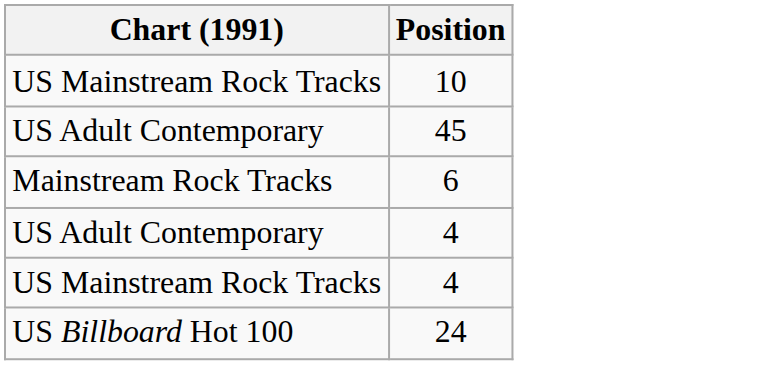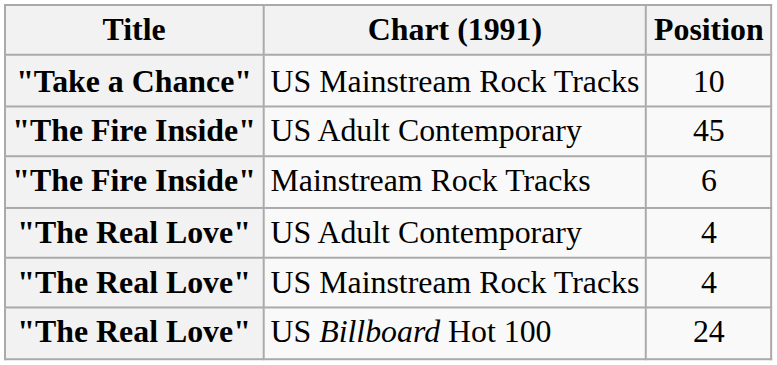+ column: (134, 29)
